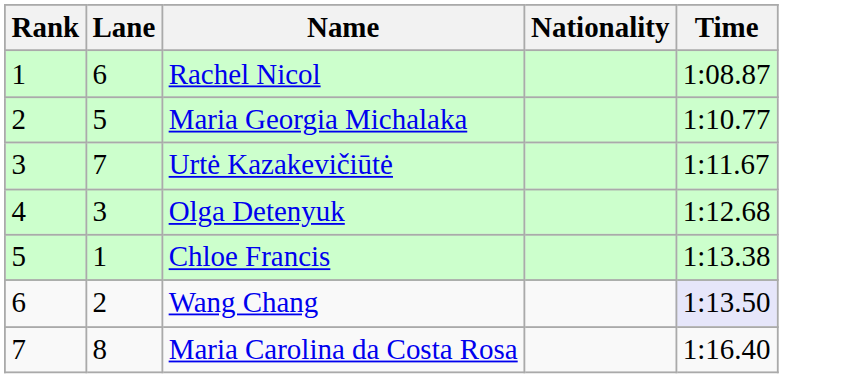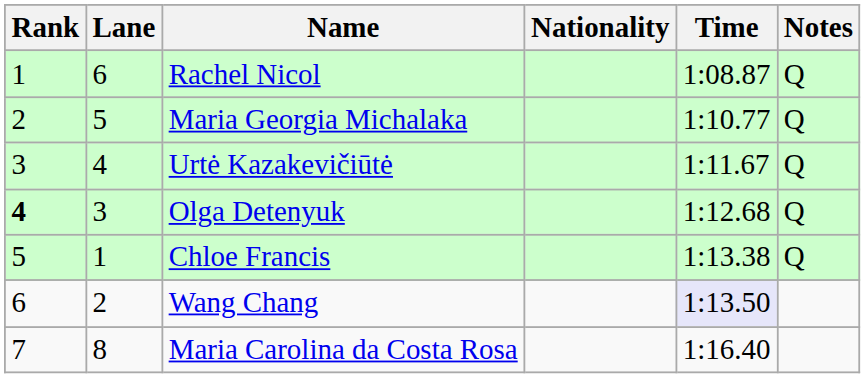+ column: (818, 27)
(100, 165) 7 -> (100, 165) 4
(19, 211) normal -> (19, 211) bold
